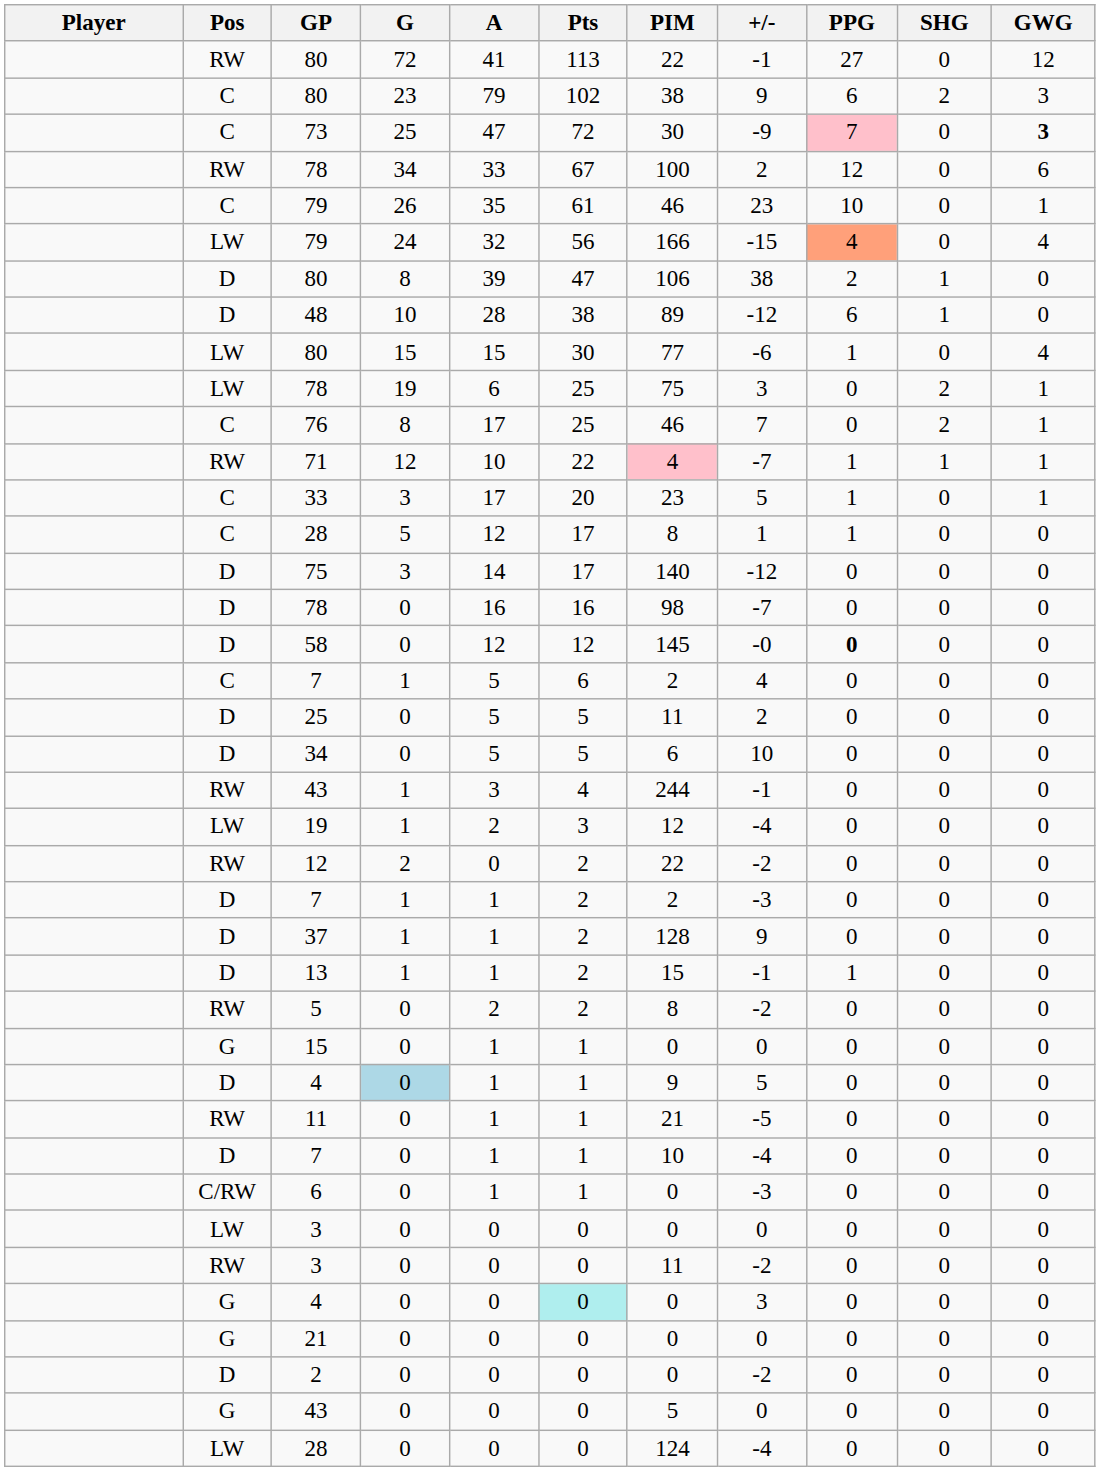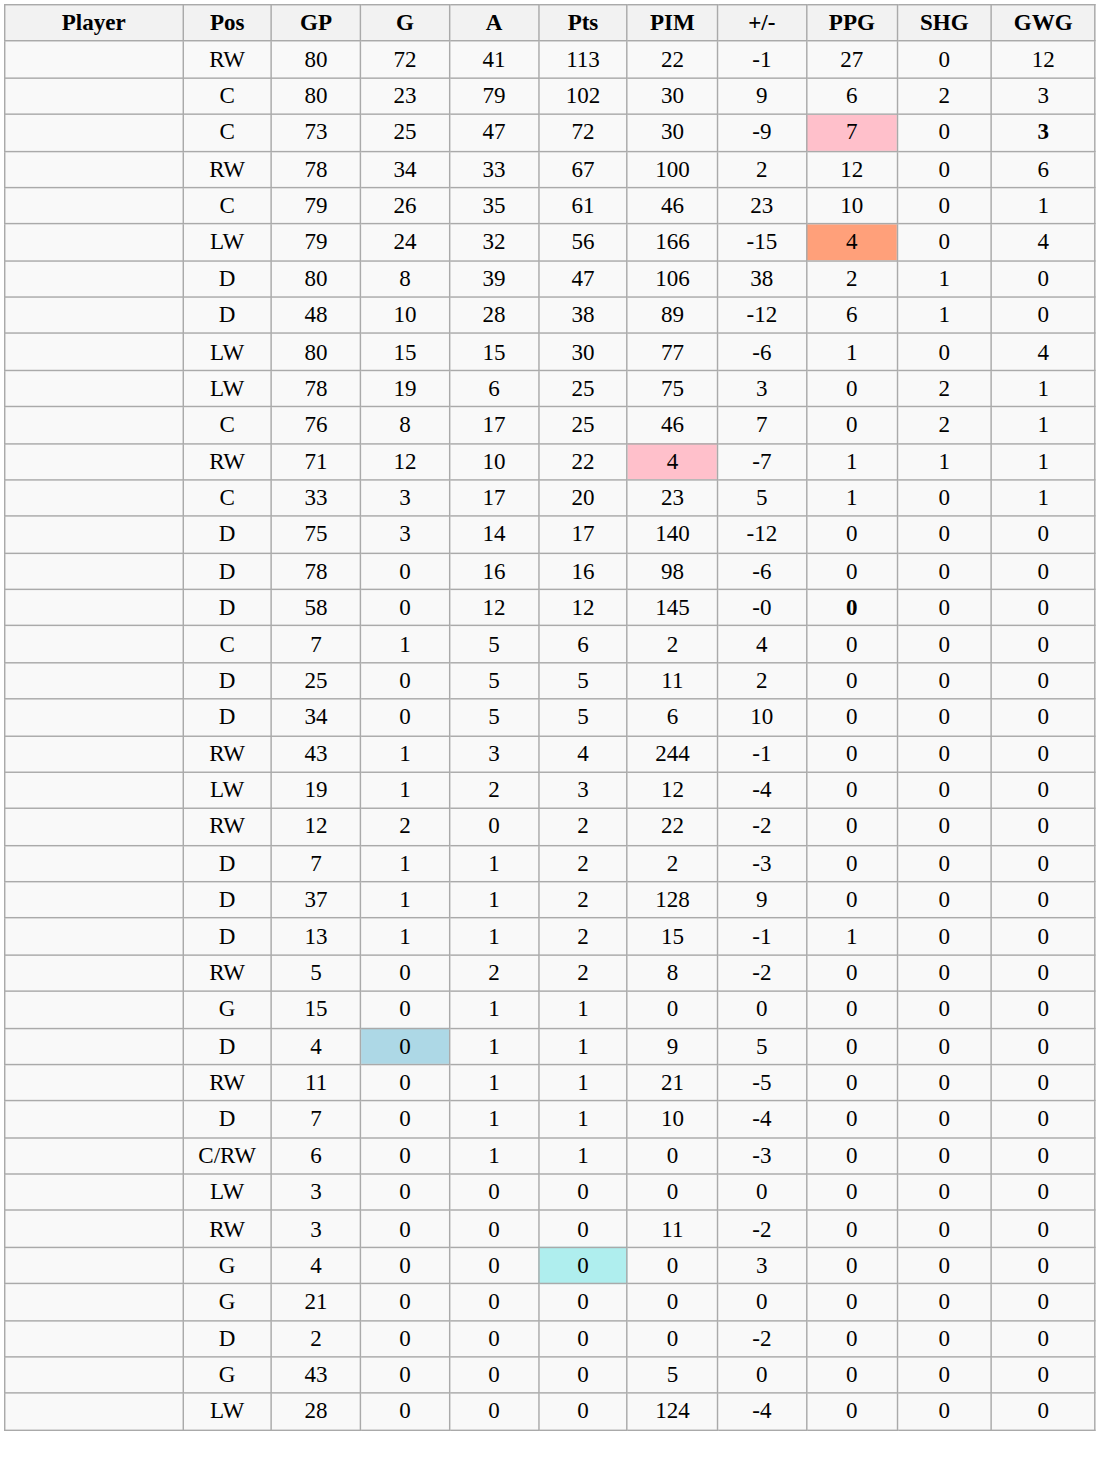(672, 95) 38 -> (672, 95) 30
- row: (227, 534)
(762, 607) -7 -> (762, 570) -6
